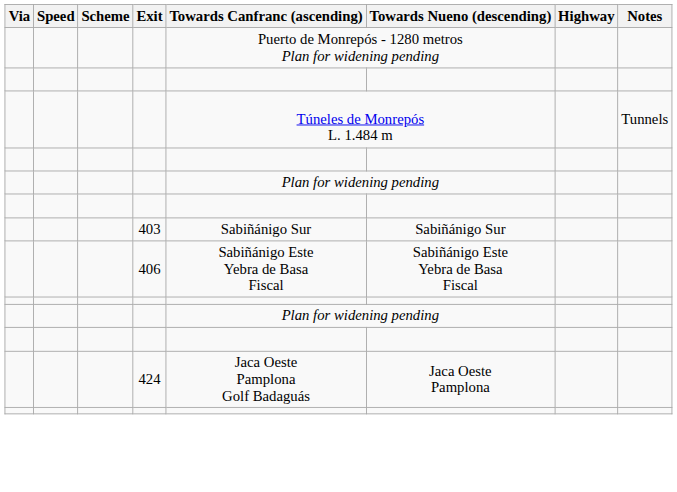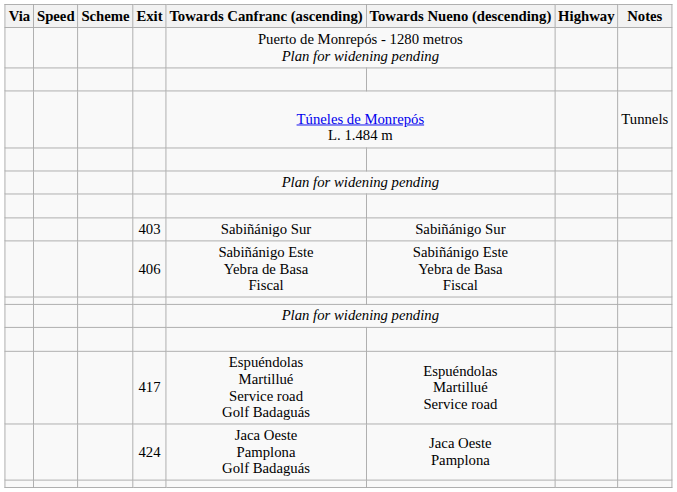+ row: (19, 387)
